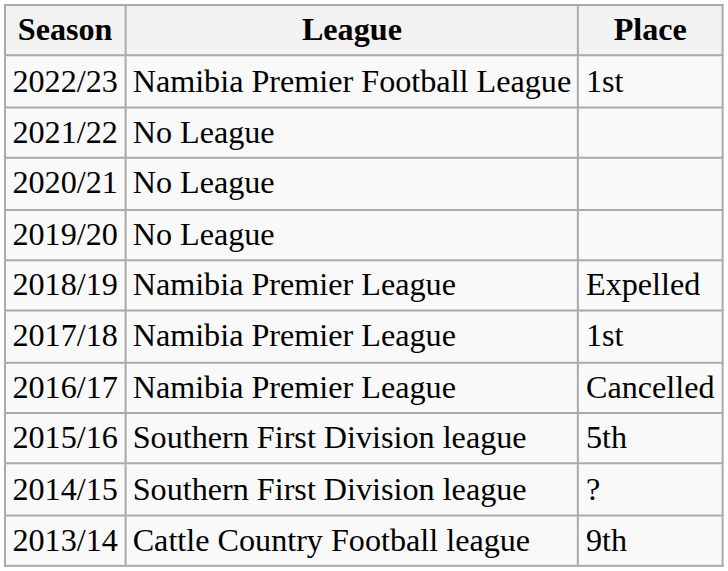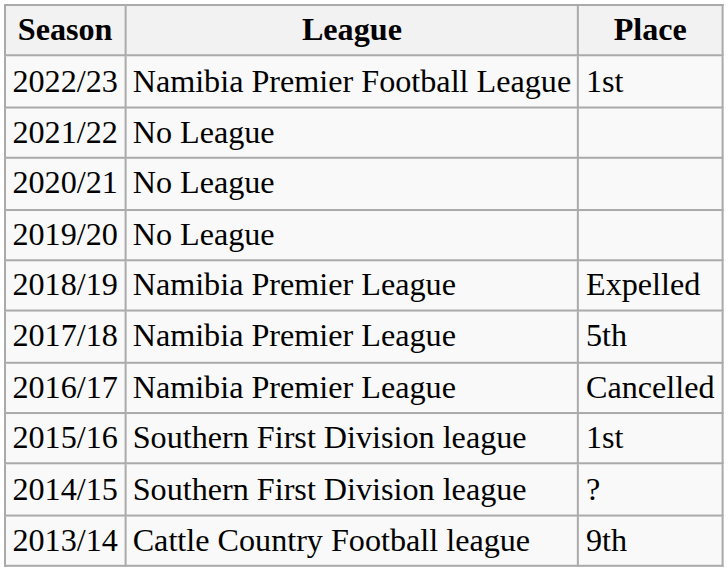(605, 336) 1st -> (607, 336) 5th
(607, 438) 5th -> (605, 438) 1st
